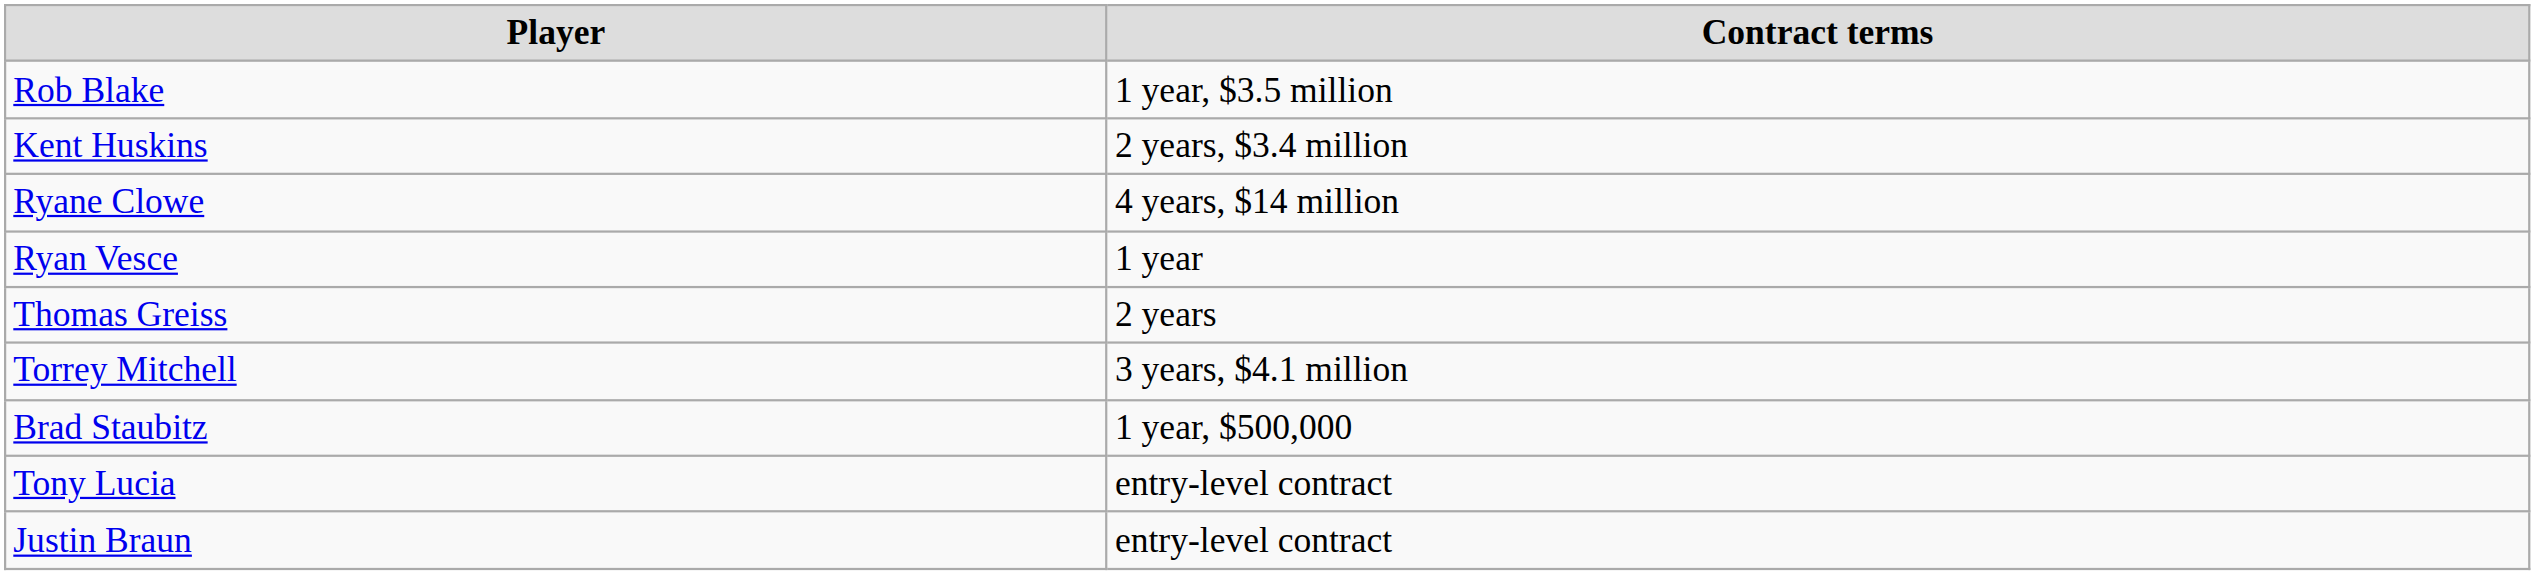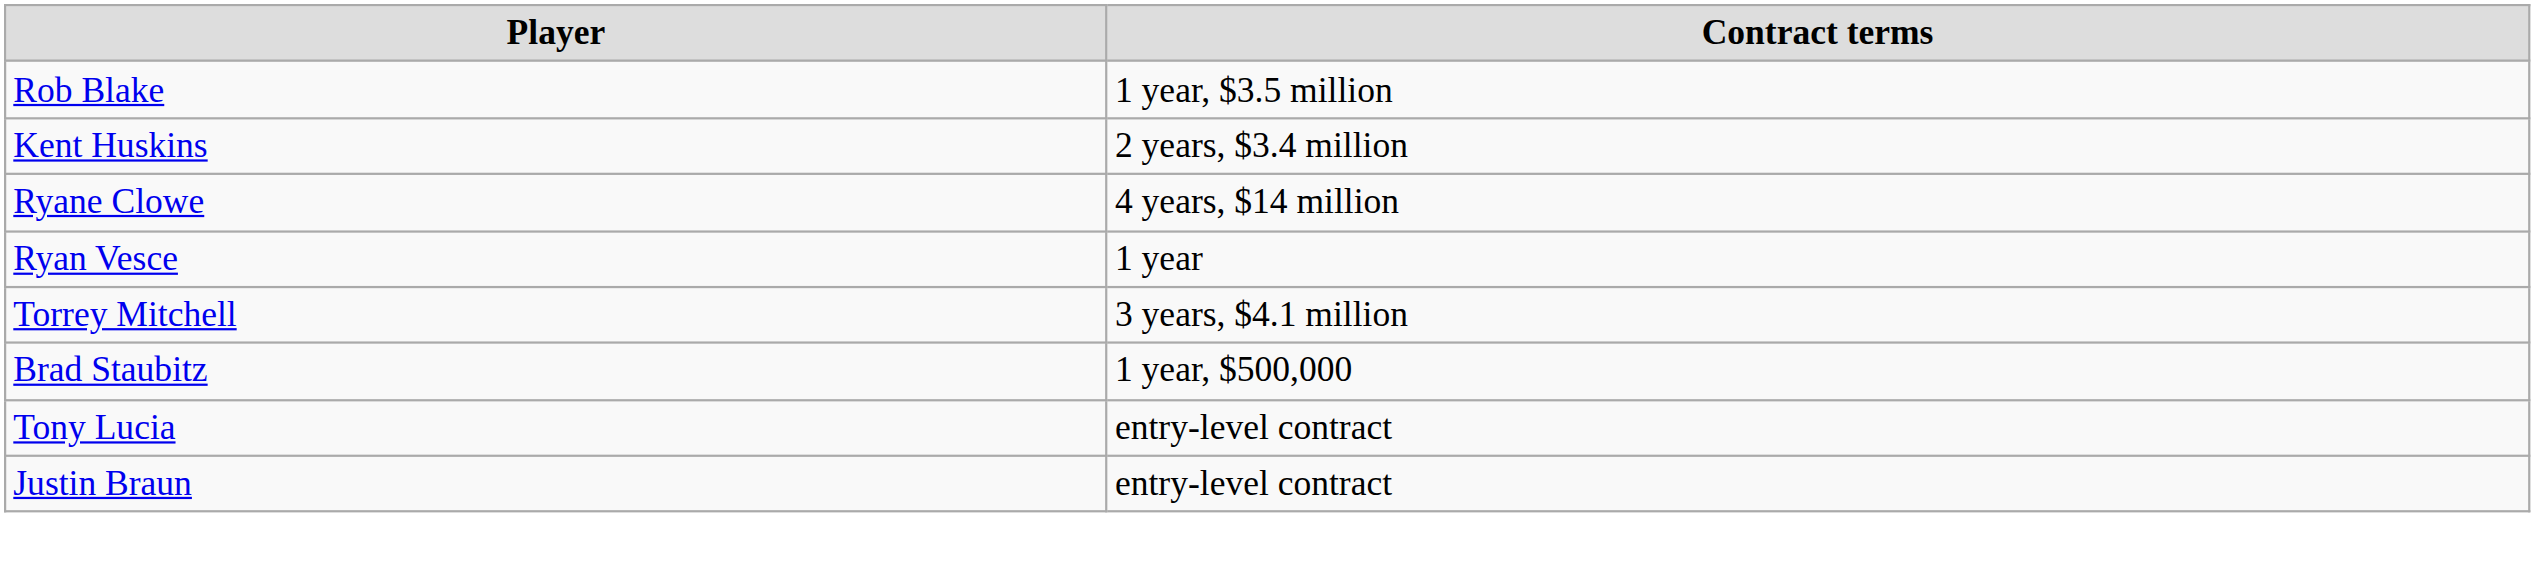- row: (120, 314)
